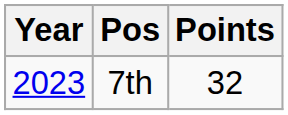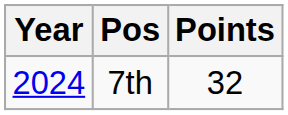(49, 82) 2023 -> (49, 82) 2024
